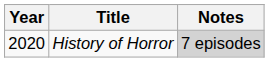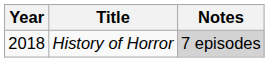(27, 43) 2020 -> (27, 43) 2018
